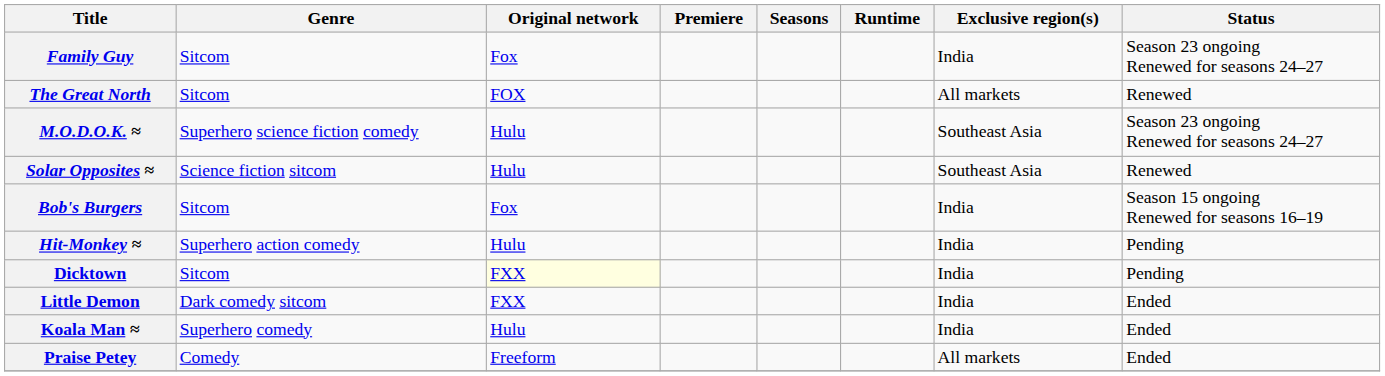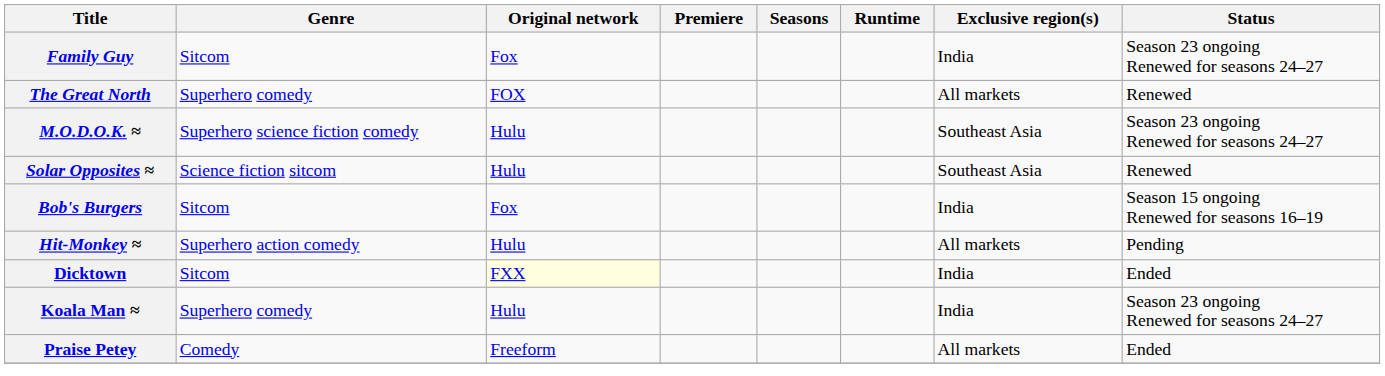(205, 94) Sitcom -> (246, 94) Superhero comedy
(956, 245) India -> (979, 245) All markets
(1155, 273) Pending -> (1149, 273) Ended
- row: (90, 301)
(1149, 329) Ended -> (1225, 311) Season 23 ongoing Renewed for seasons 24–27
